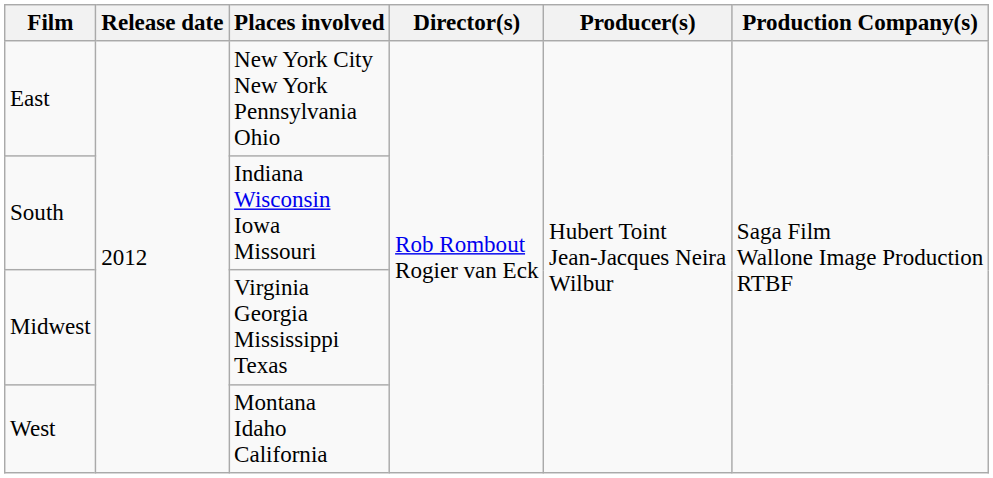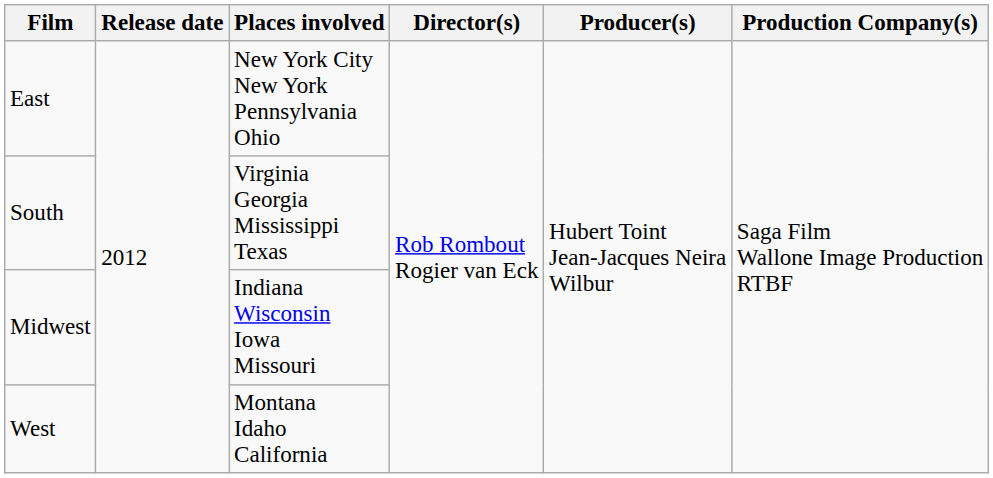(282, 212) Indiana Wisconsin Iowa Missouri -> (287, 212) Virginia Georgia Mississippi Texas
(287, 326) Virginia Georgia Mississippi Texas -> (282, 326) Indiana Wisconsin Iowa Missouri
